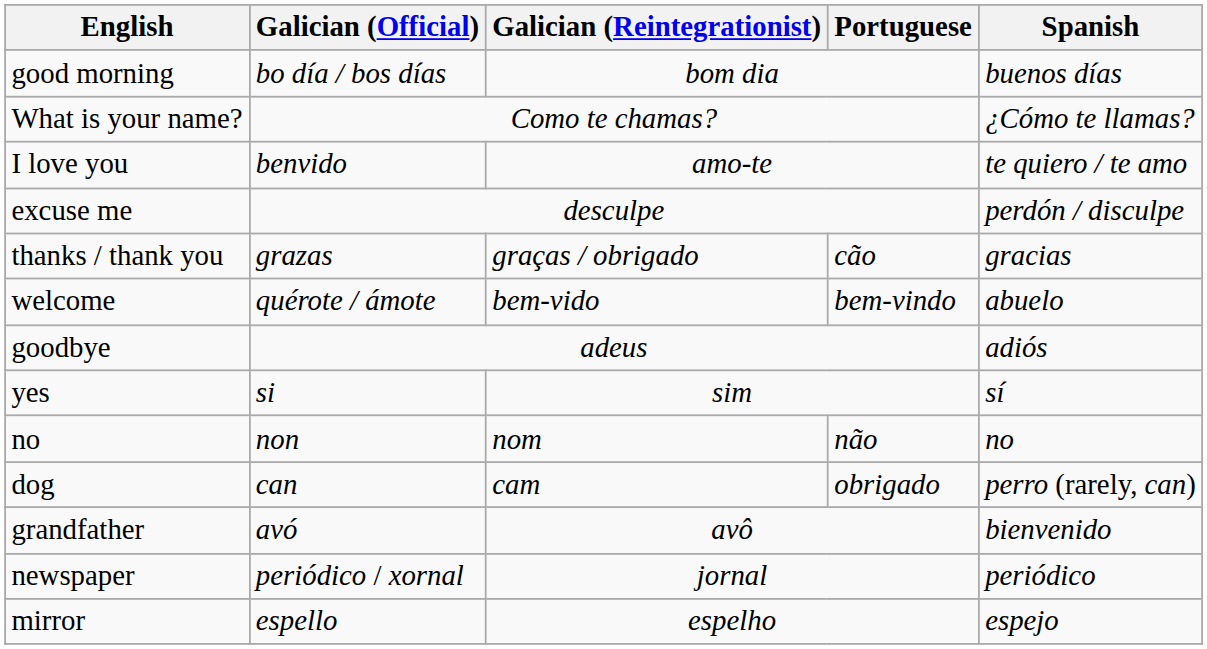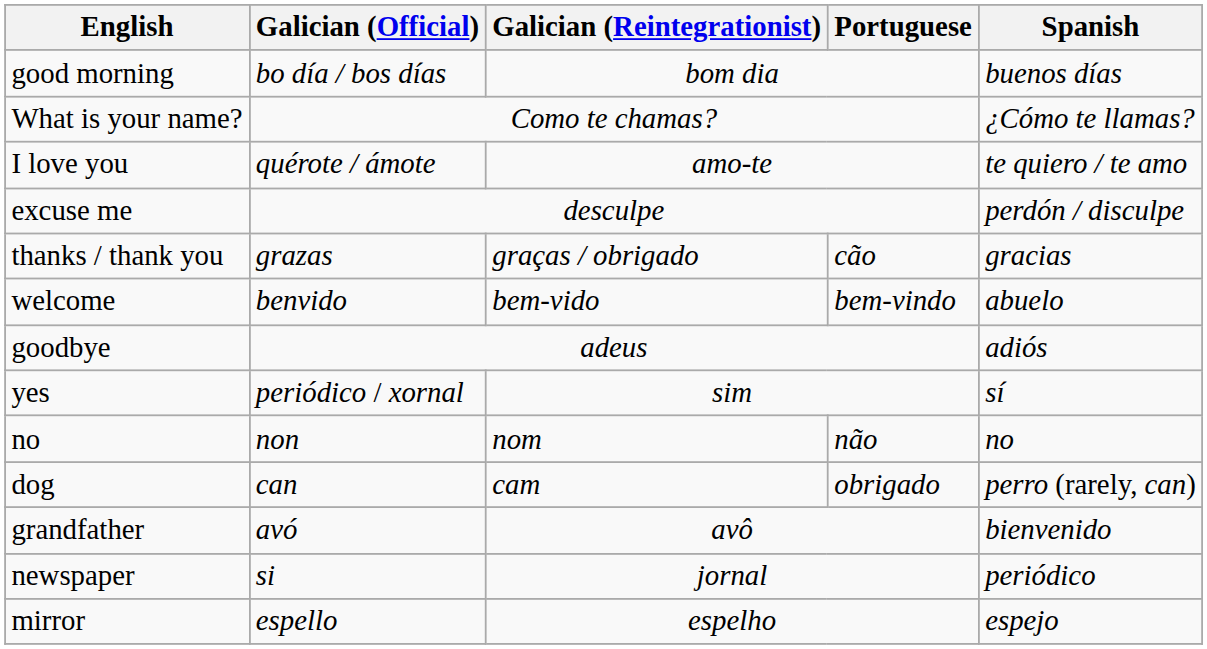(301, 164) benvido -> (346, 164) quérote / ámote
(346, 301) quérote / ámote -> (301, 301) benvido
(265, 392) si -> (360, 392) periódico / xornal
(360, 575) periódico / xornal -> (265, 575) si
